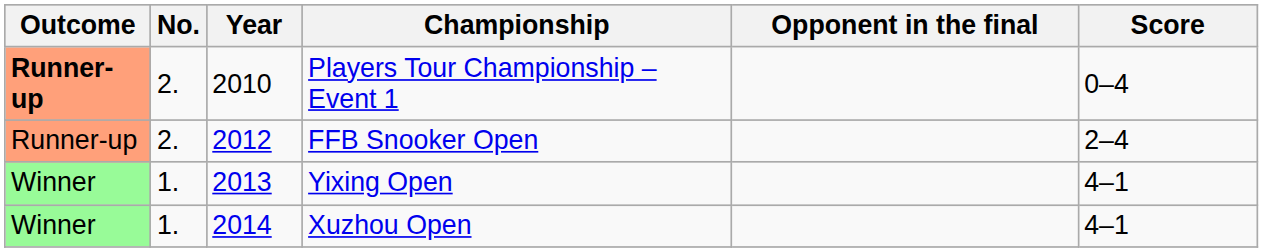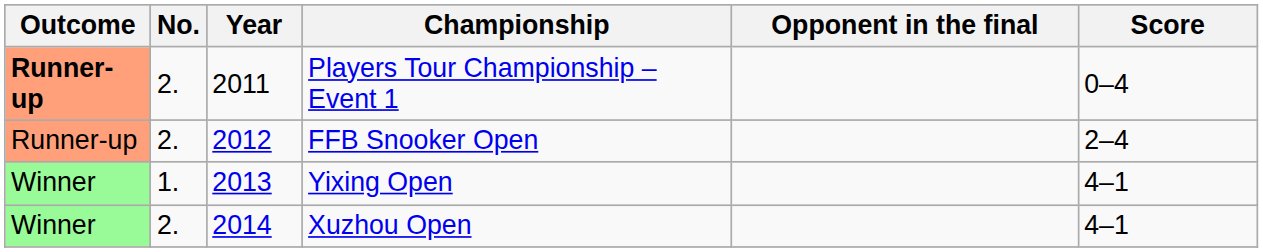(242, 83) 2010 -> (241, 83) 2011
(168, 225) 1. -> (168, 225) 2.
